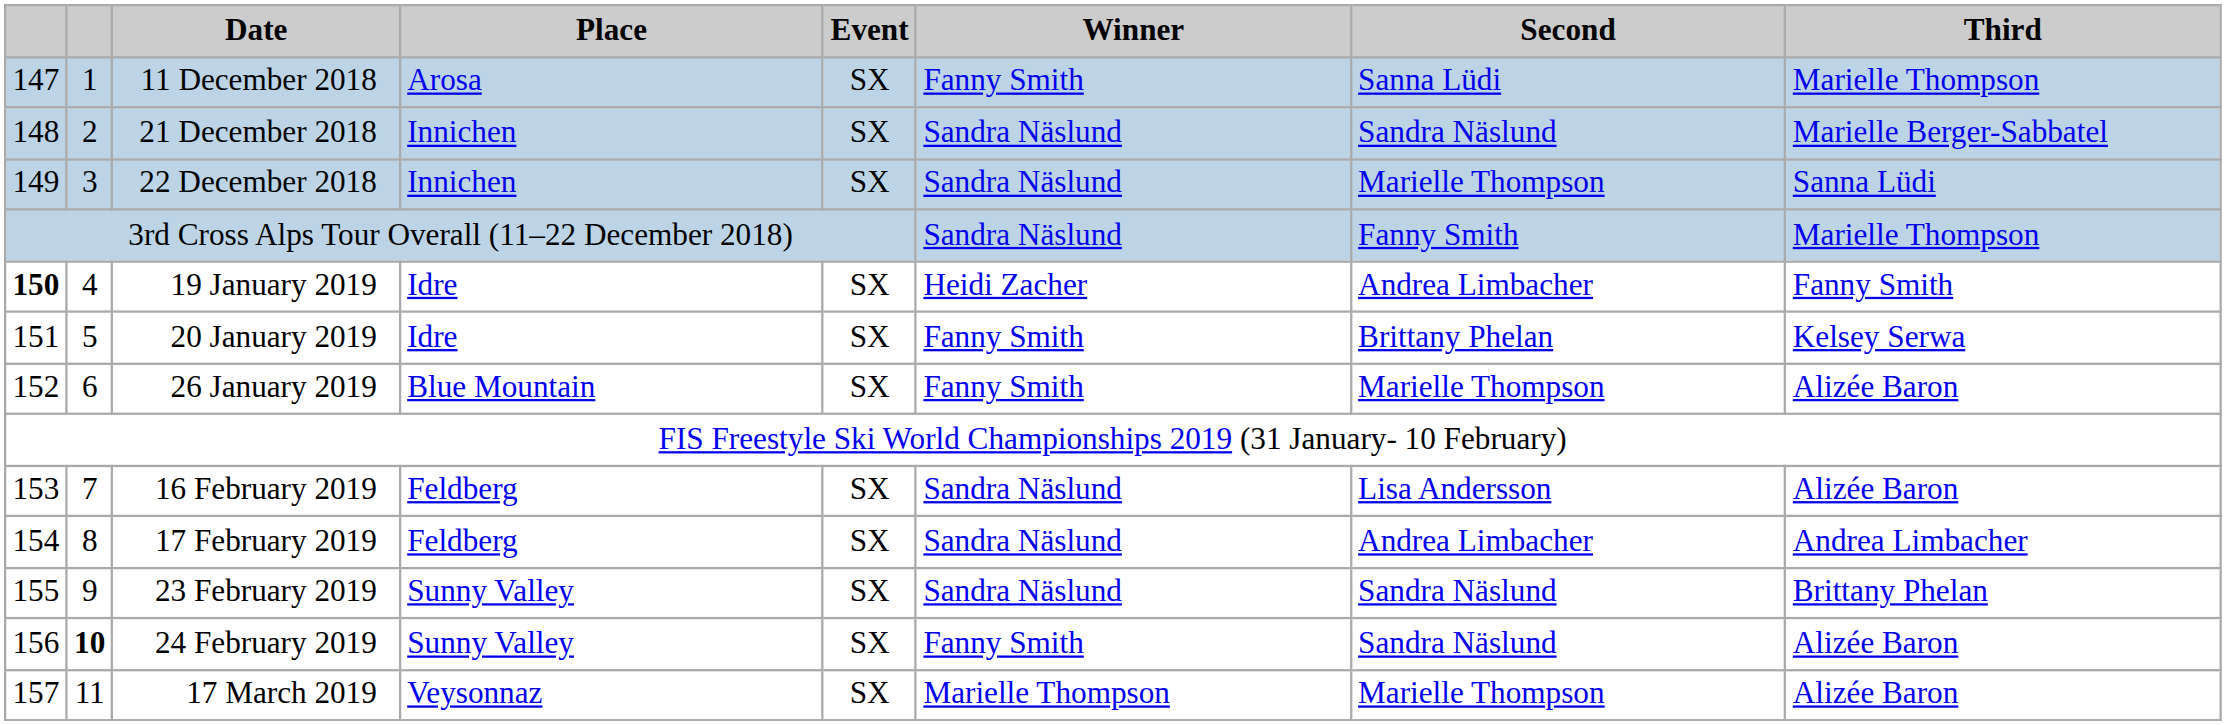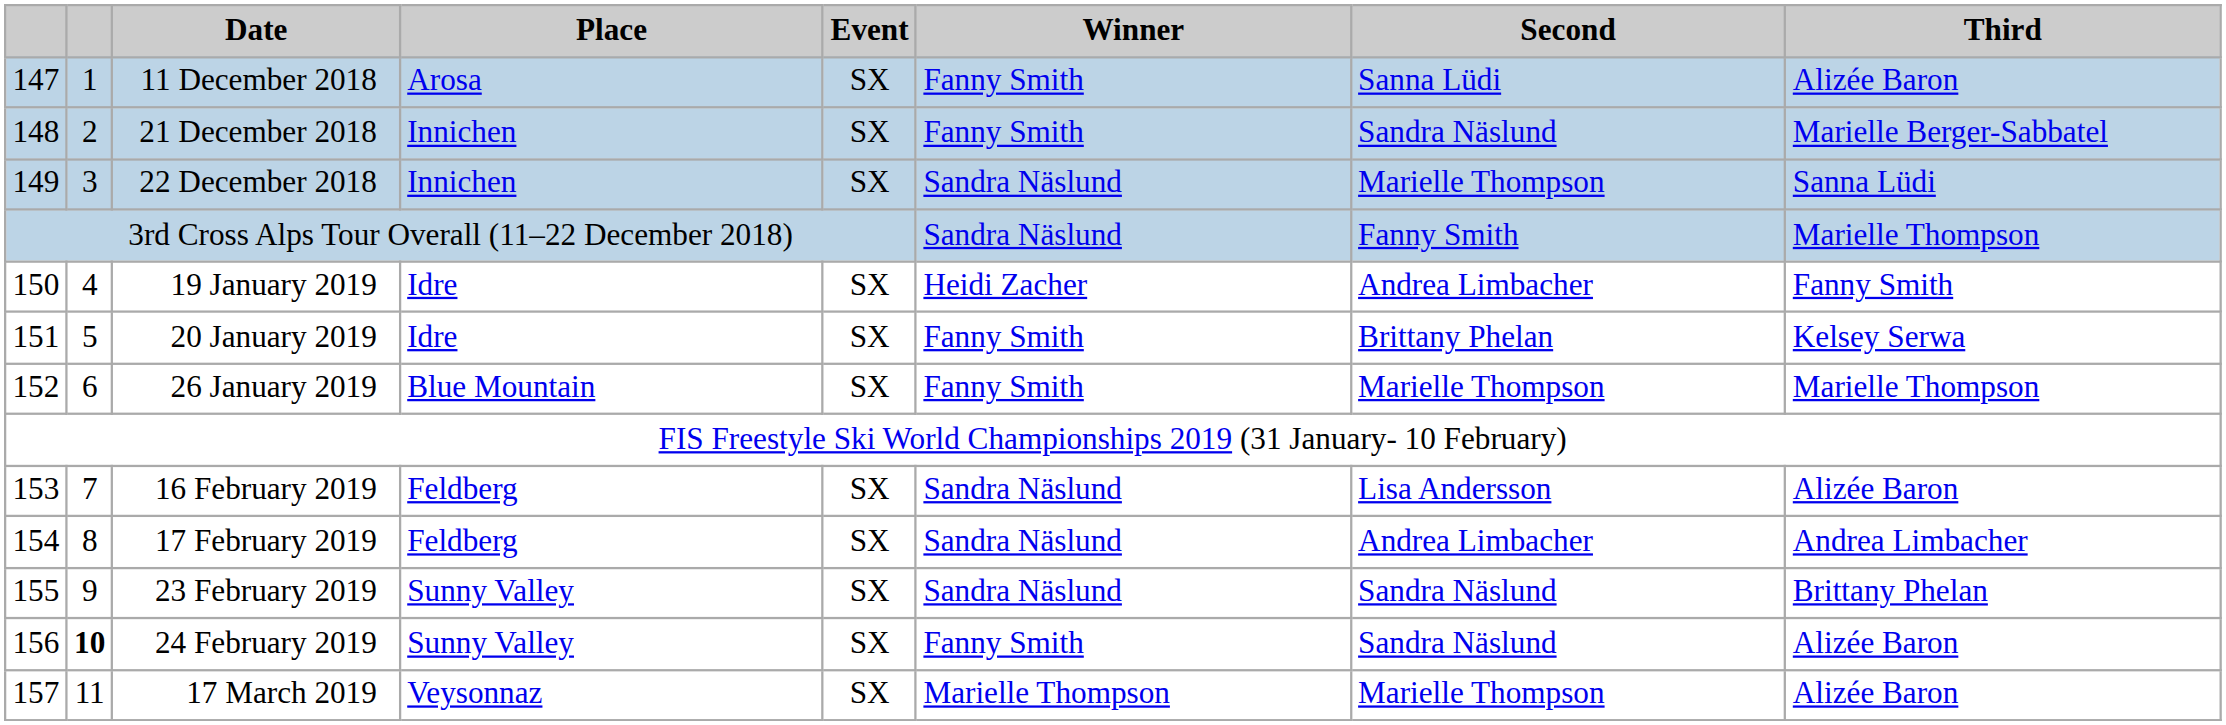(1916, 80) Marielle Thompson -> (1876, 80) Alizée Baron
(1023, 131) Sandra Näslund -> (1004, 131) Fanny Smith
(36, 285) bold -> (36, 285) normal
(1876, 387) Alizée Baron -> (1916, 387) Marielle Thompson
